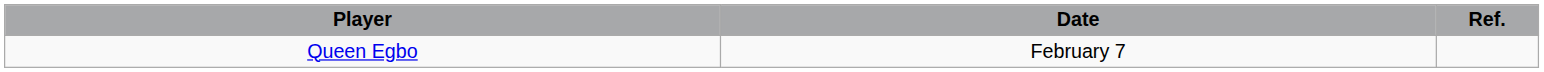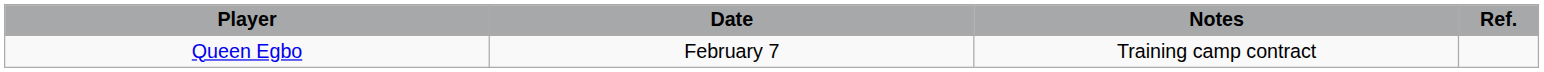+ column: (1217, 20)
